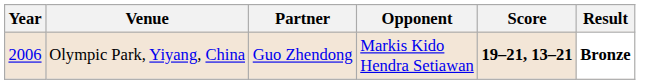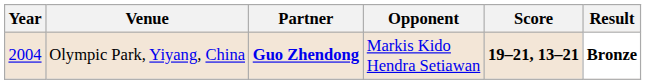(25, 55) 2006 -> (25, 55) 2004
(303, 55) normal -> (306, 55) bold
